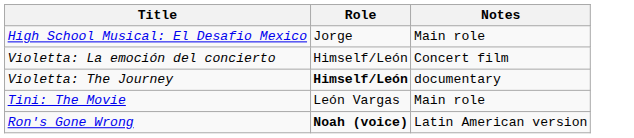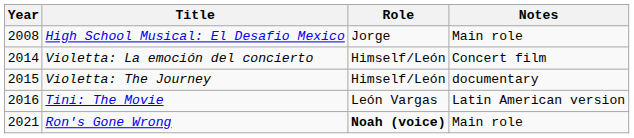+ column: (23, 15)
(361, 79) bold -> (398, 79) normal
(450, 101) Main role -> (539, 101) Latin American version
(501, 122) Latin American version -> (487, 122) Main role
